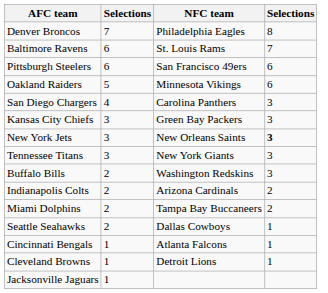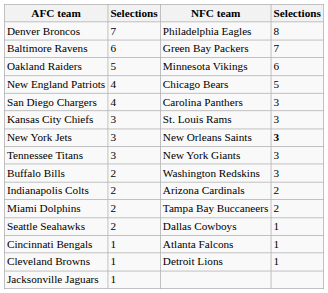(191, 48) St. Louis Rams -> (206, 48) Green Bay Packers
- row: (49, 66)
+ row: (56, 84)
(199, 119) Green Bay Packers -> (197, 119) St. Louis Rams
